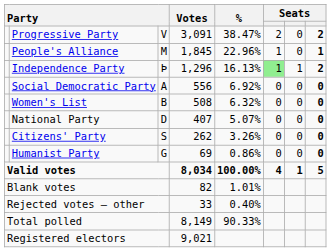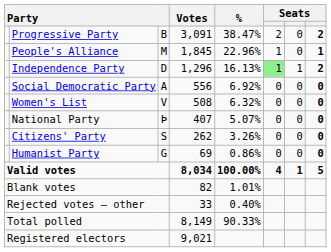(164, 35) V -> (164, 35) B
(164, 69) Þ -> (164, 69) D
(164, 103) B -> (164, 103) V
(164, 120) D -> (164, 120) Þ
